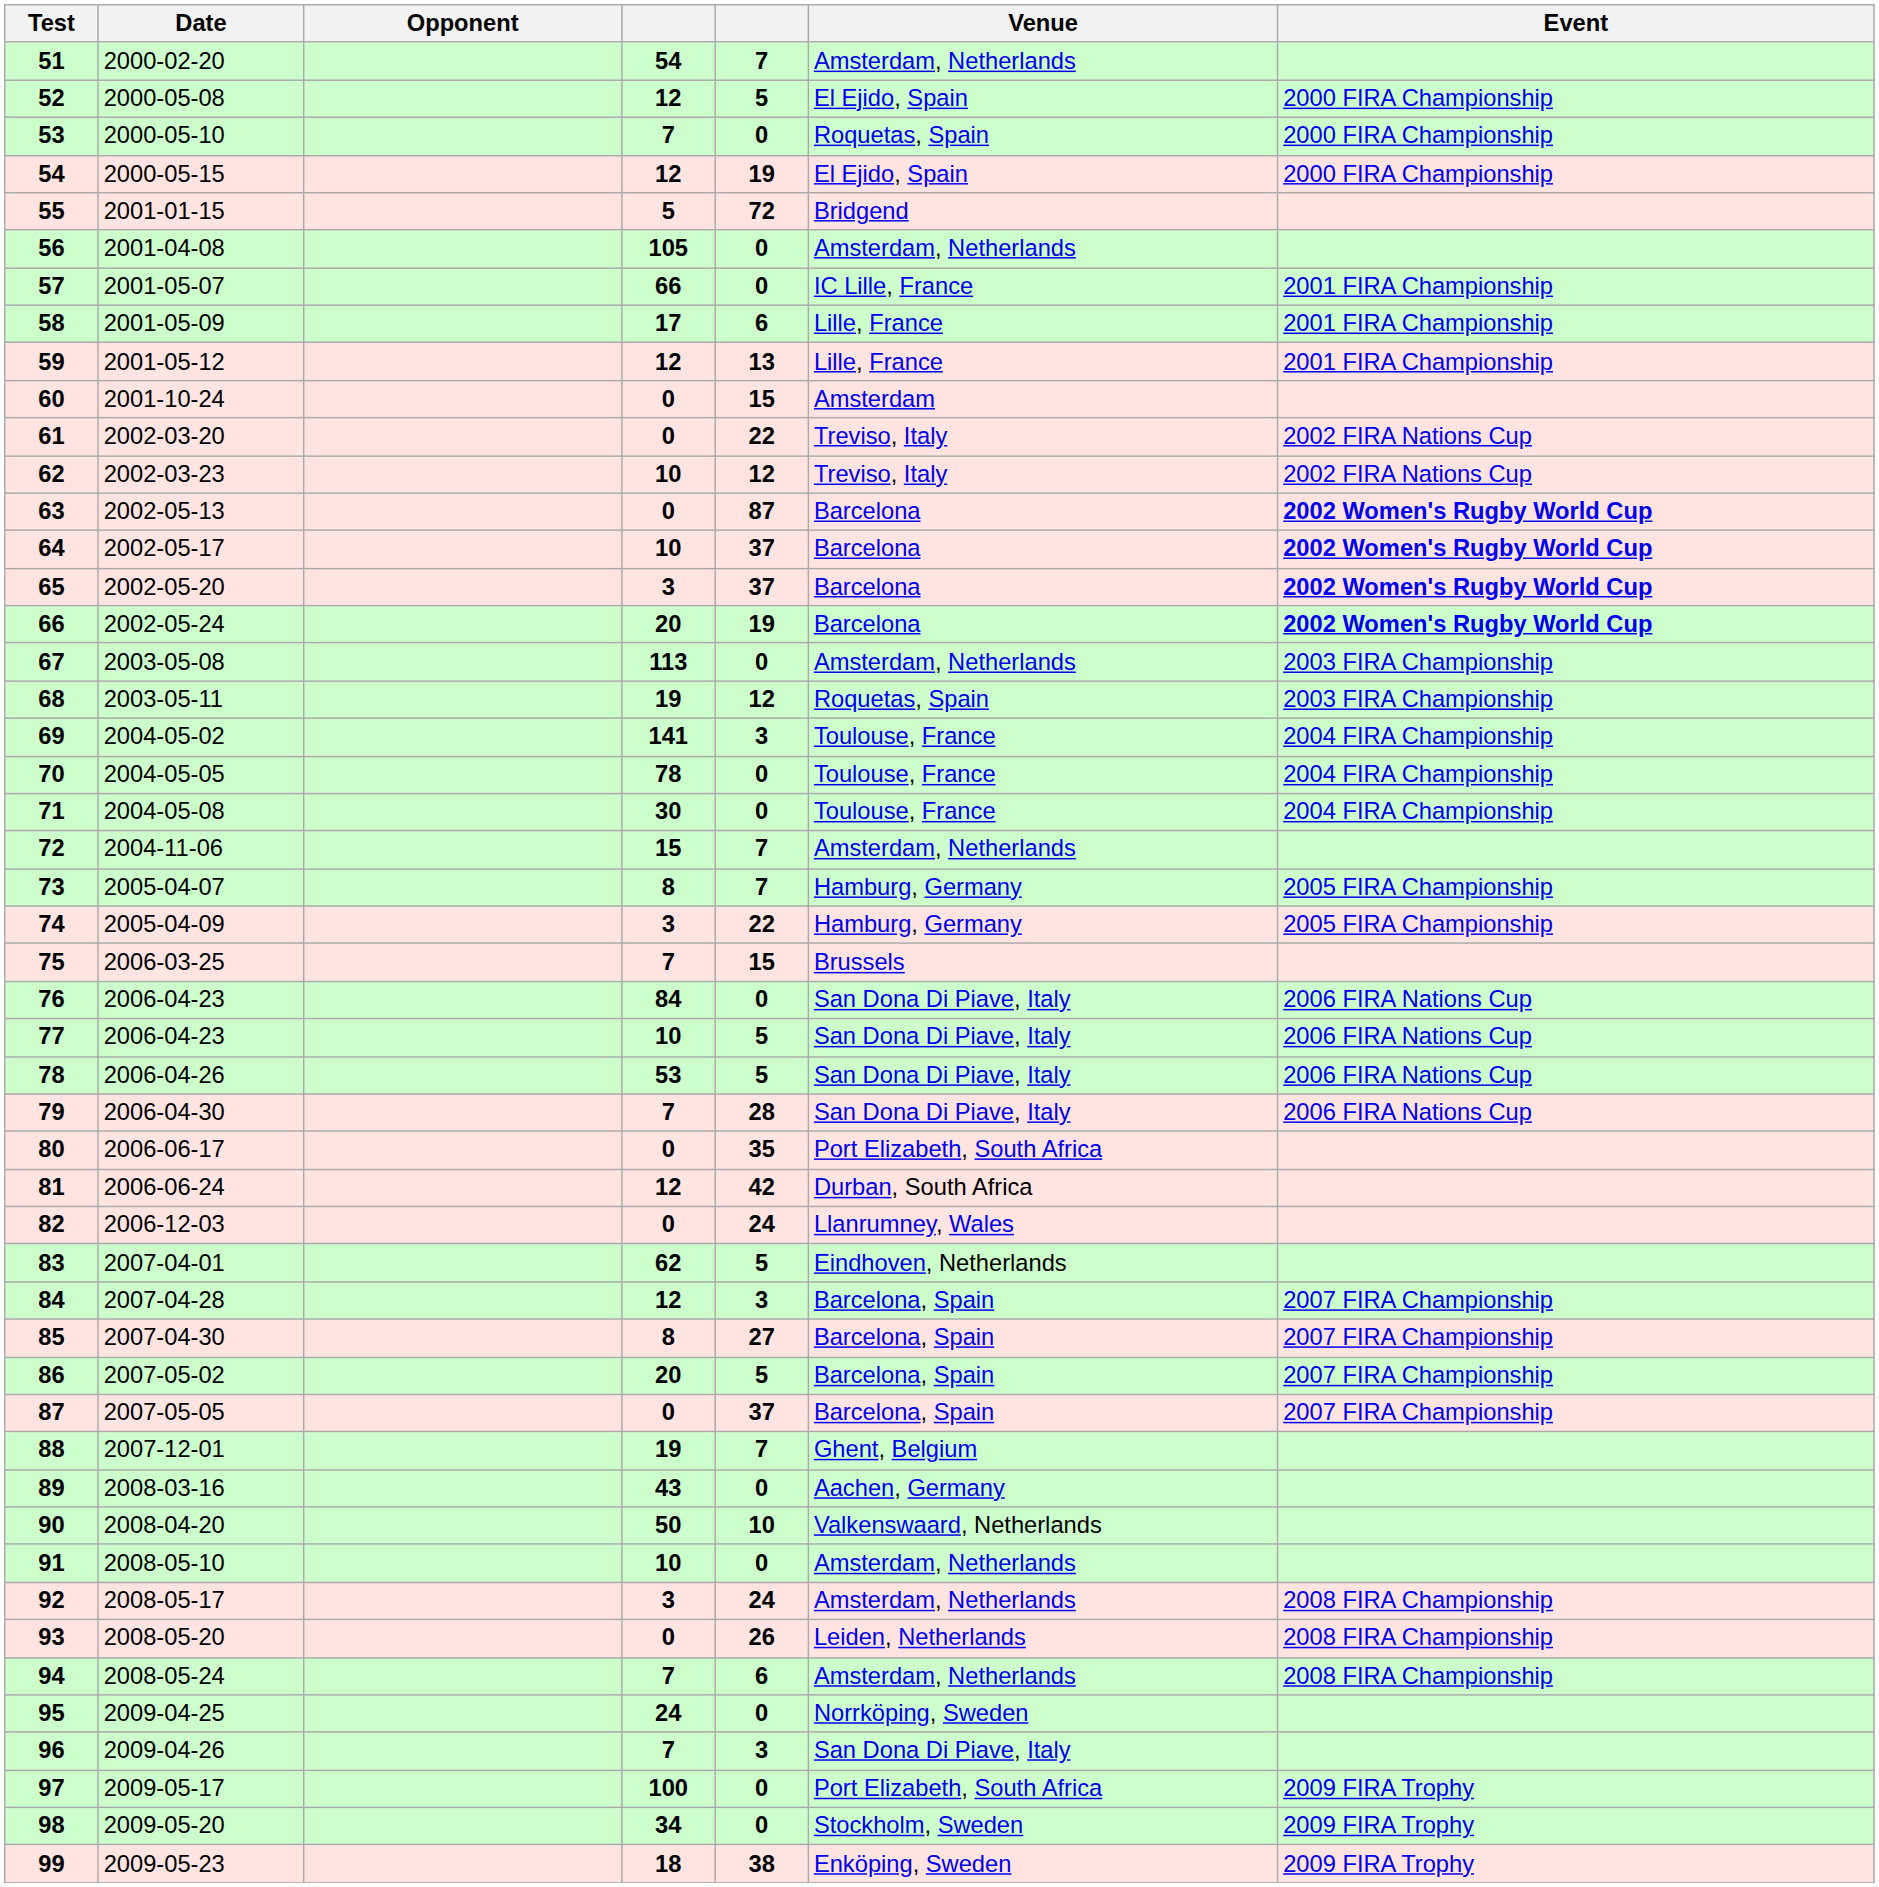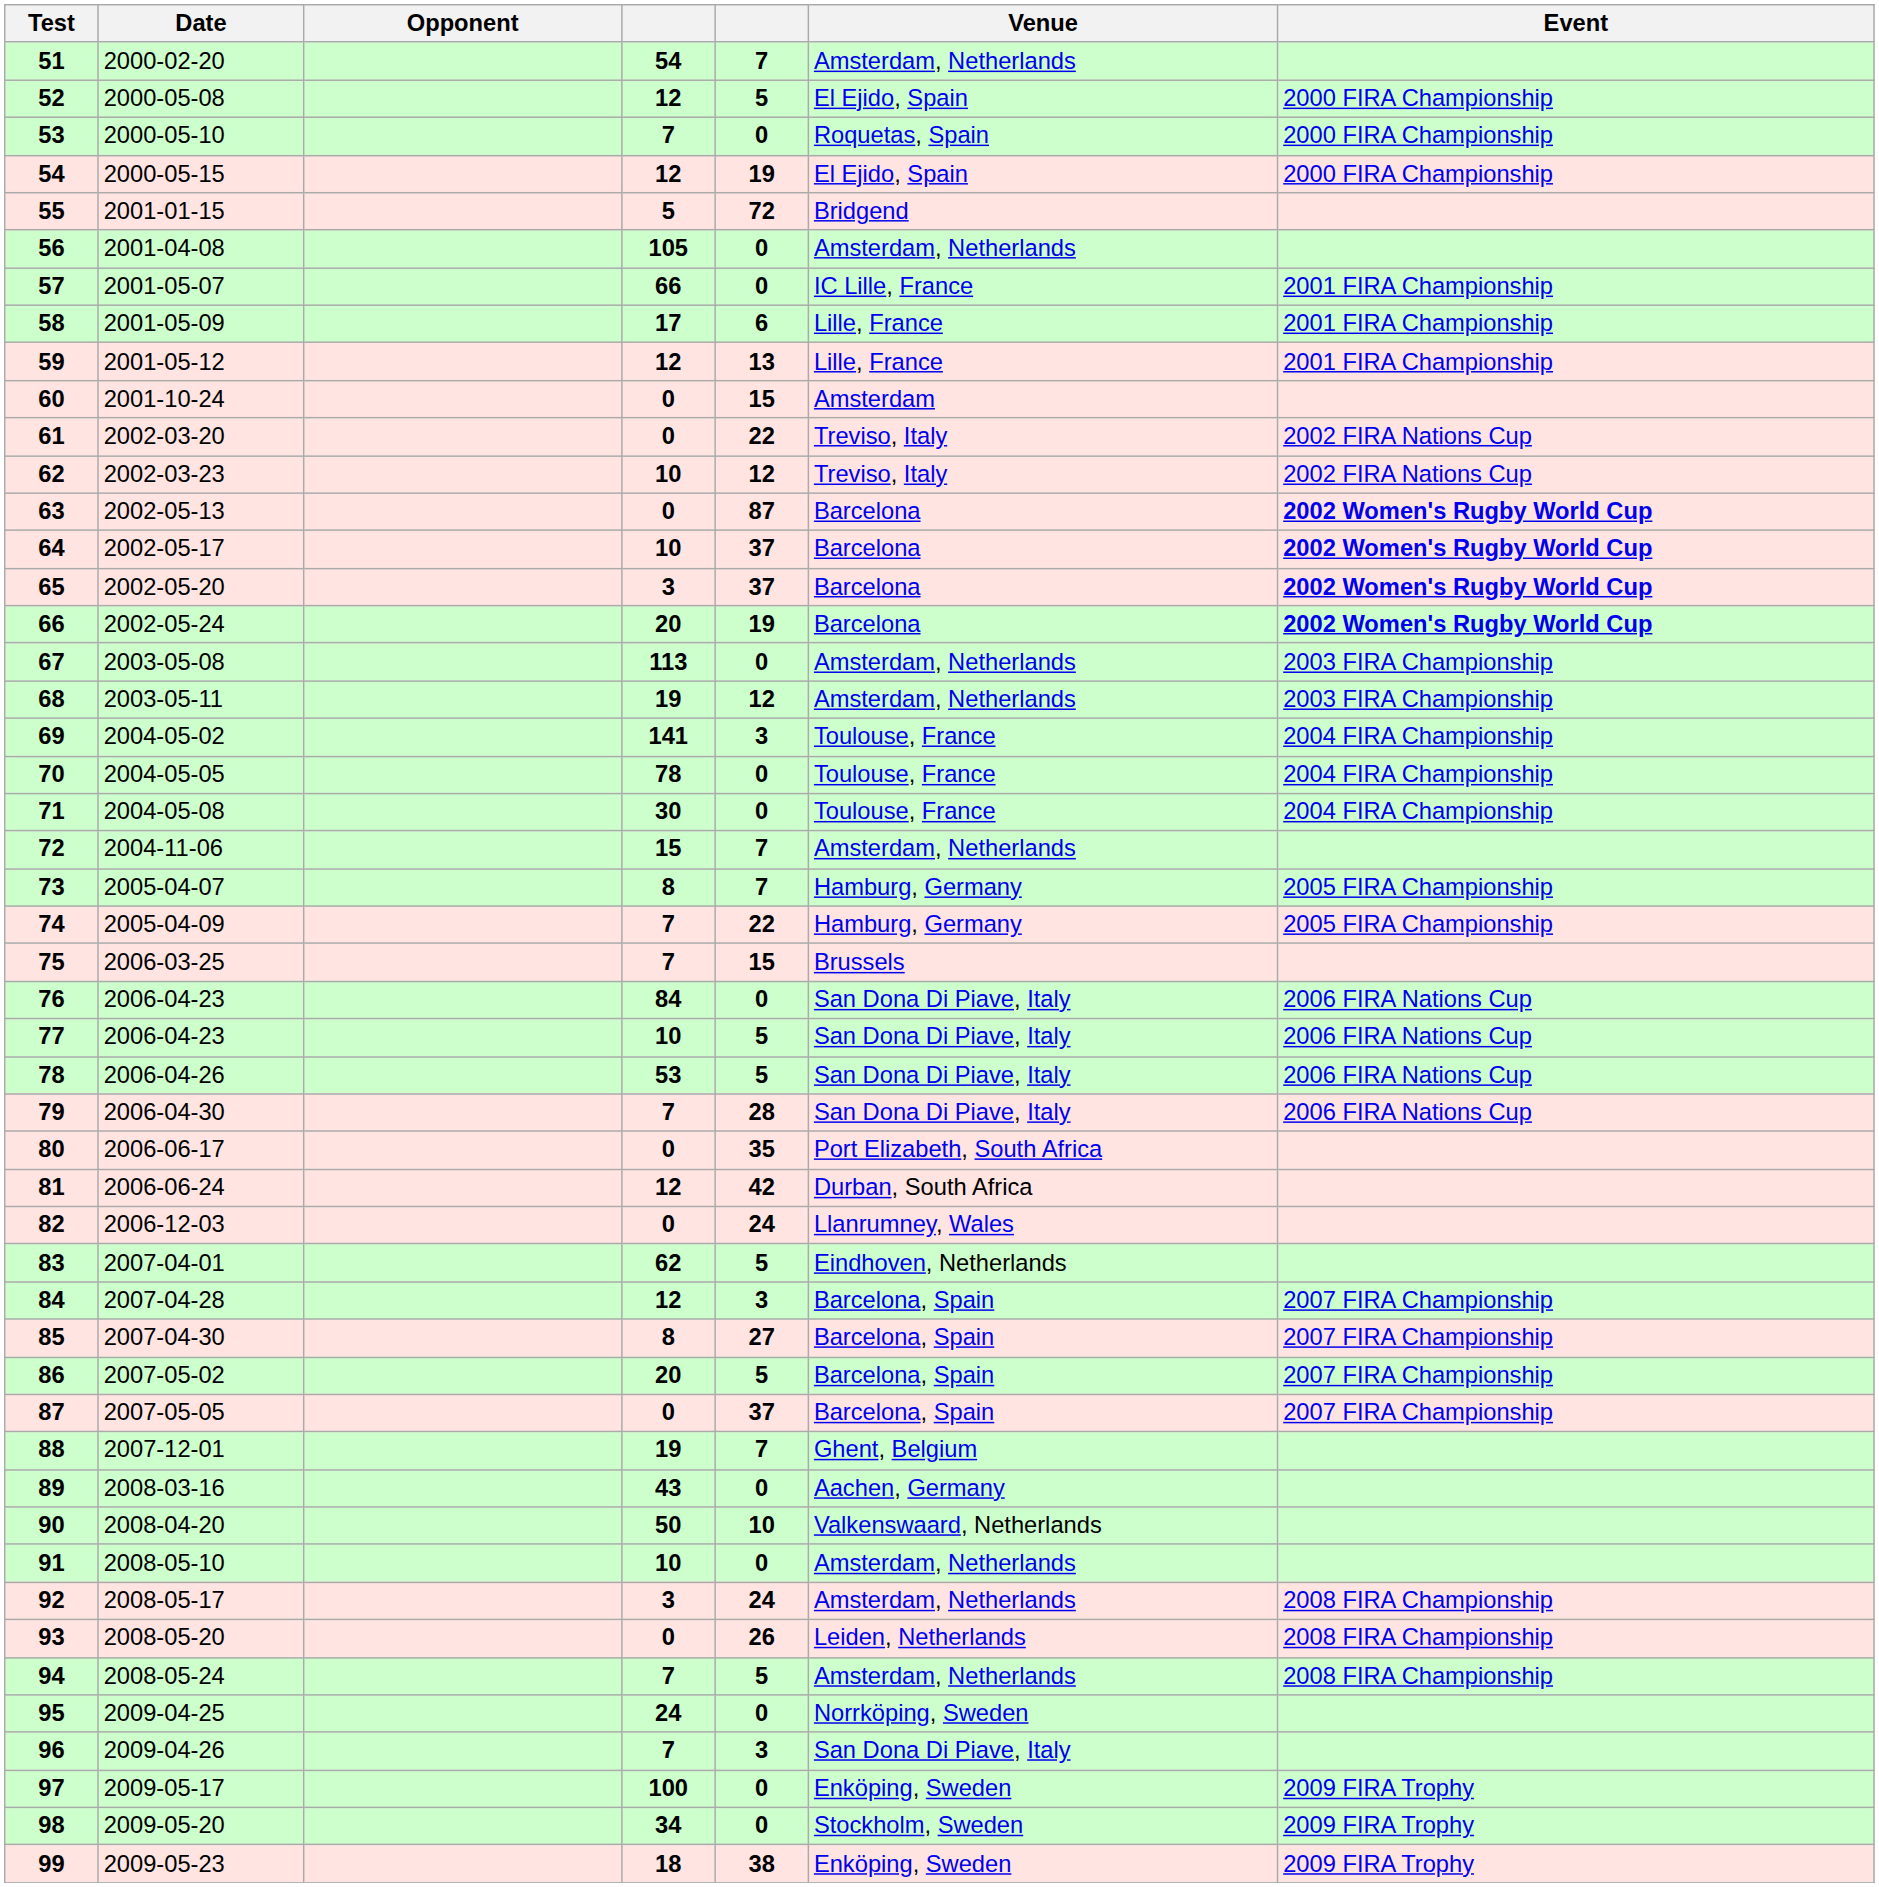(901, 699) Roquetas, Spain -> (945, 699) Amsterdam, Netherlands
(668, 924) 3 -> (668, 924) 7
(762, 1675) 6 -> (762, 1675) 5
(958, 1788) Port Elizabeth, South Africa -> (913, 1788) Enköping, Sweden
